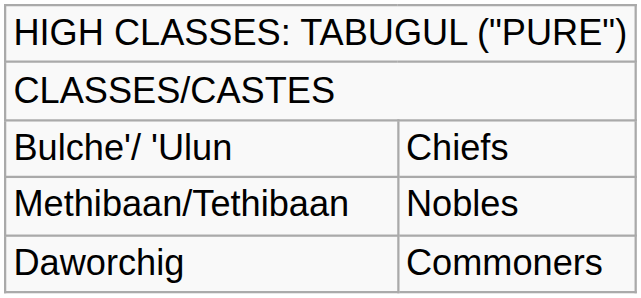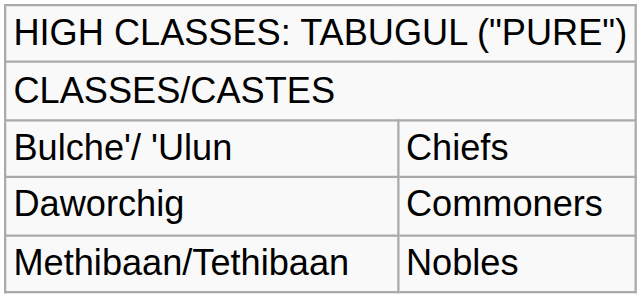rows swapped: (181, 205) <-> (99, 262)
